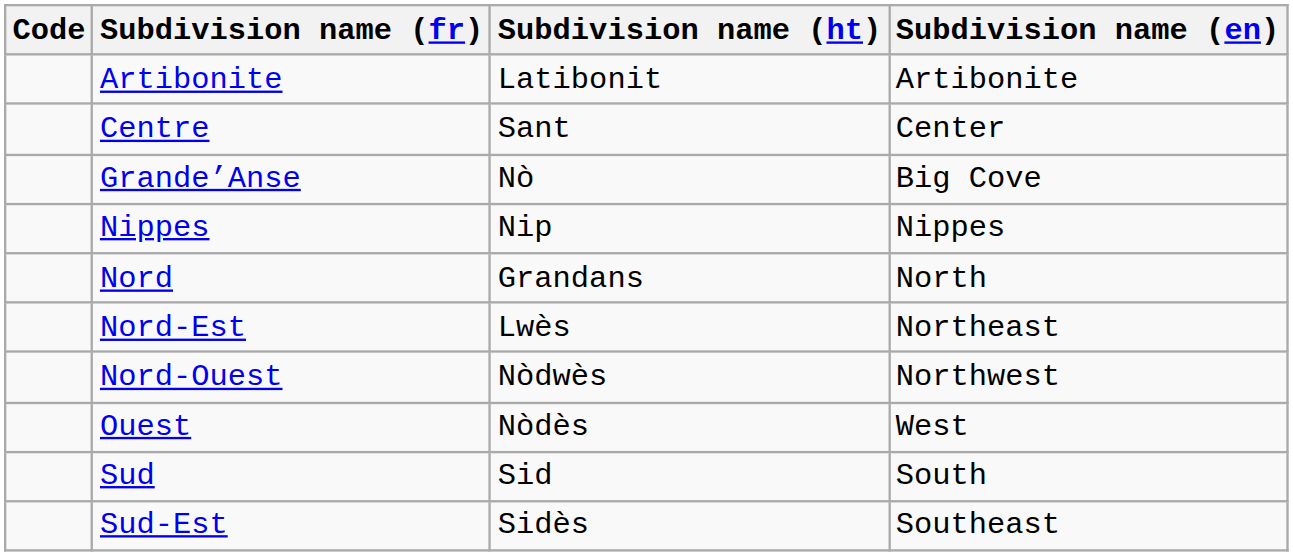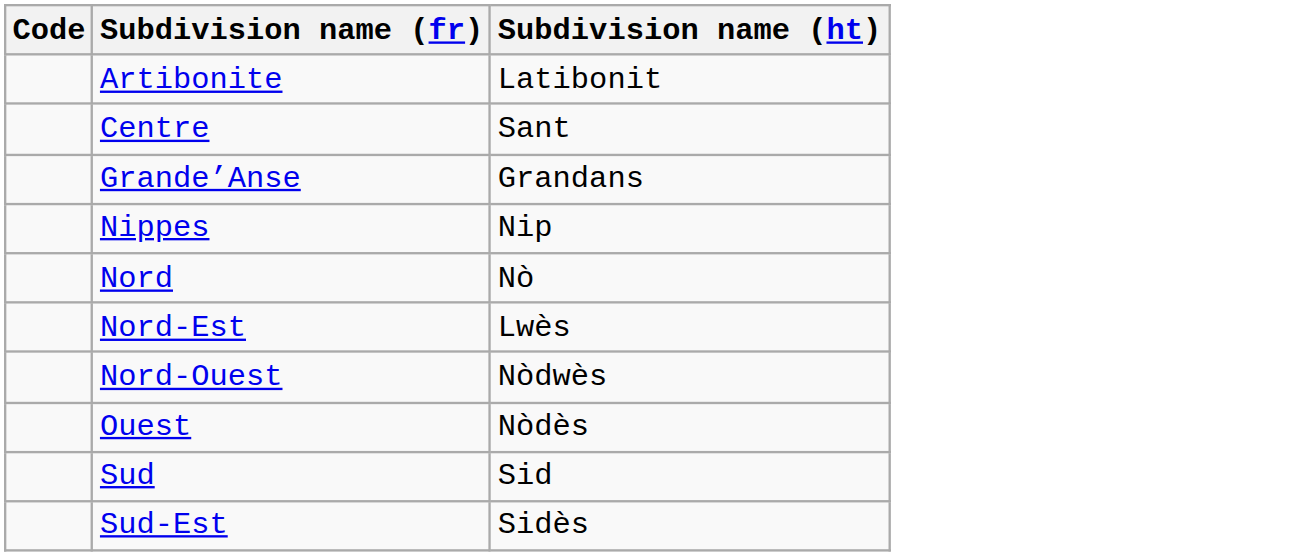- column: (1087, 30)
(516, 179) Nò -> (571, 179) Grandans
(571, 278) Grandans -> (516, 278) Nò
